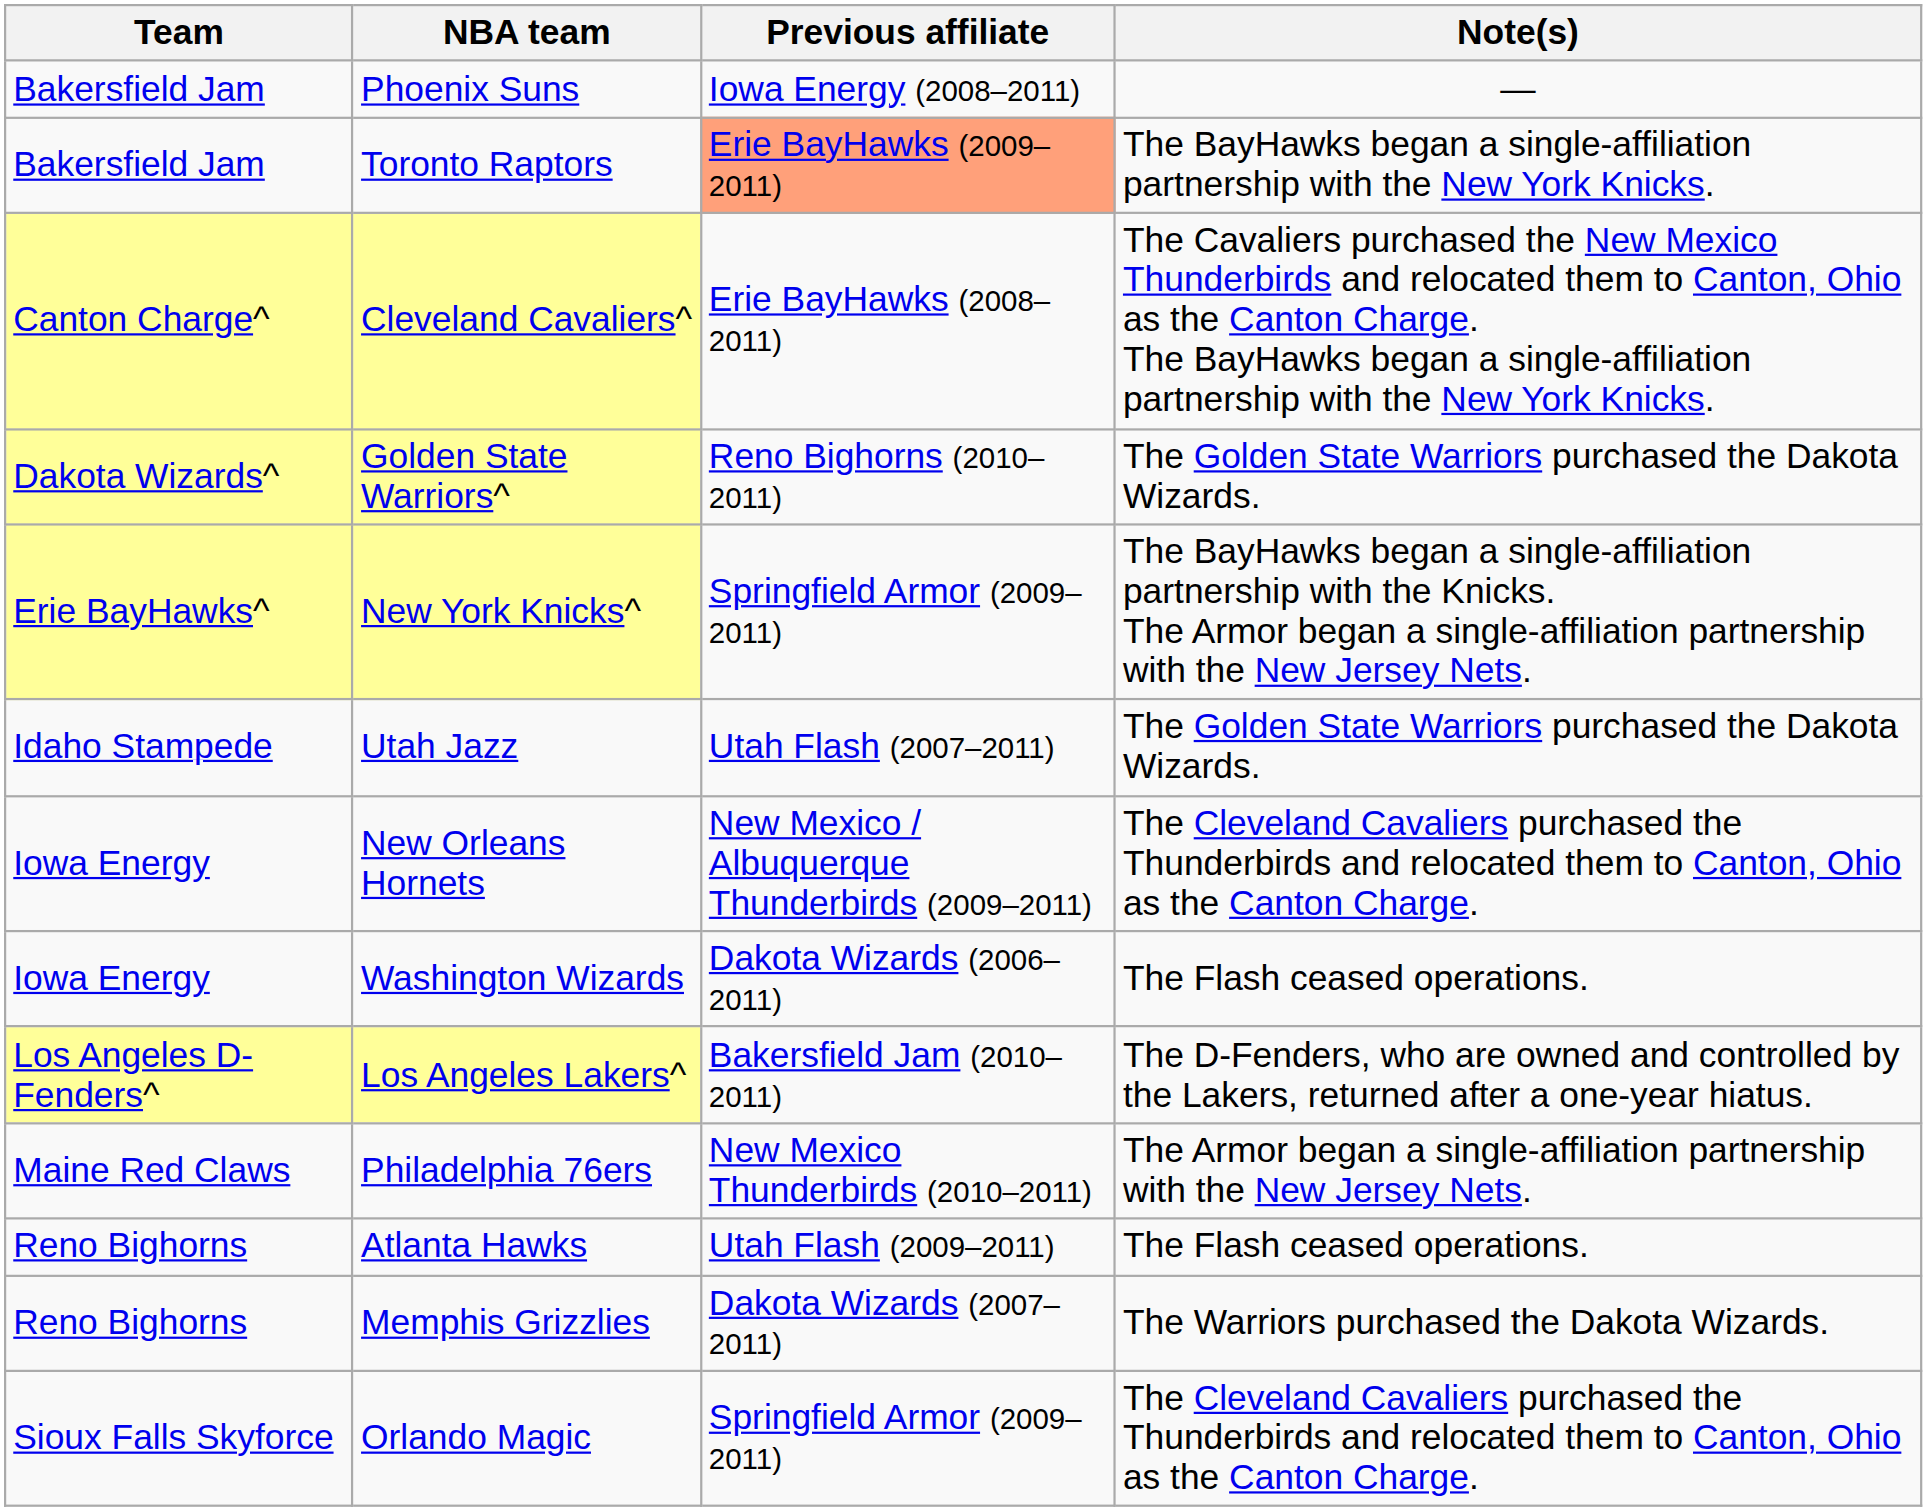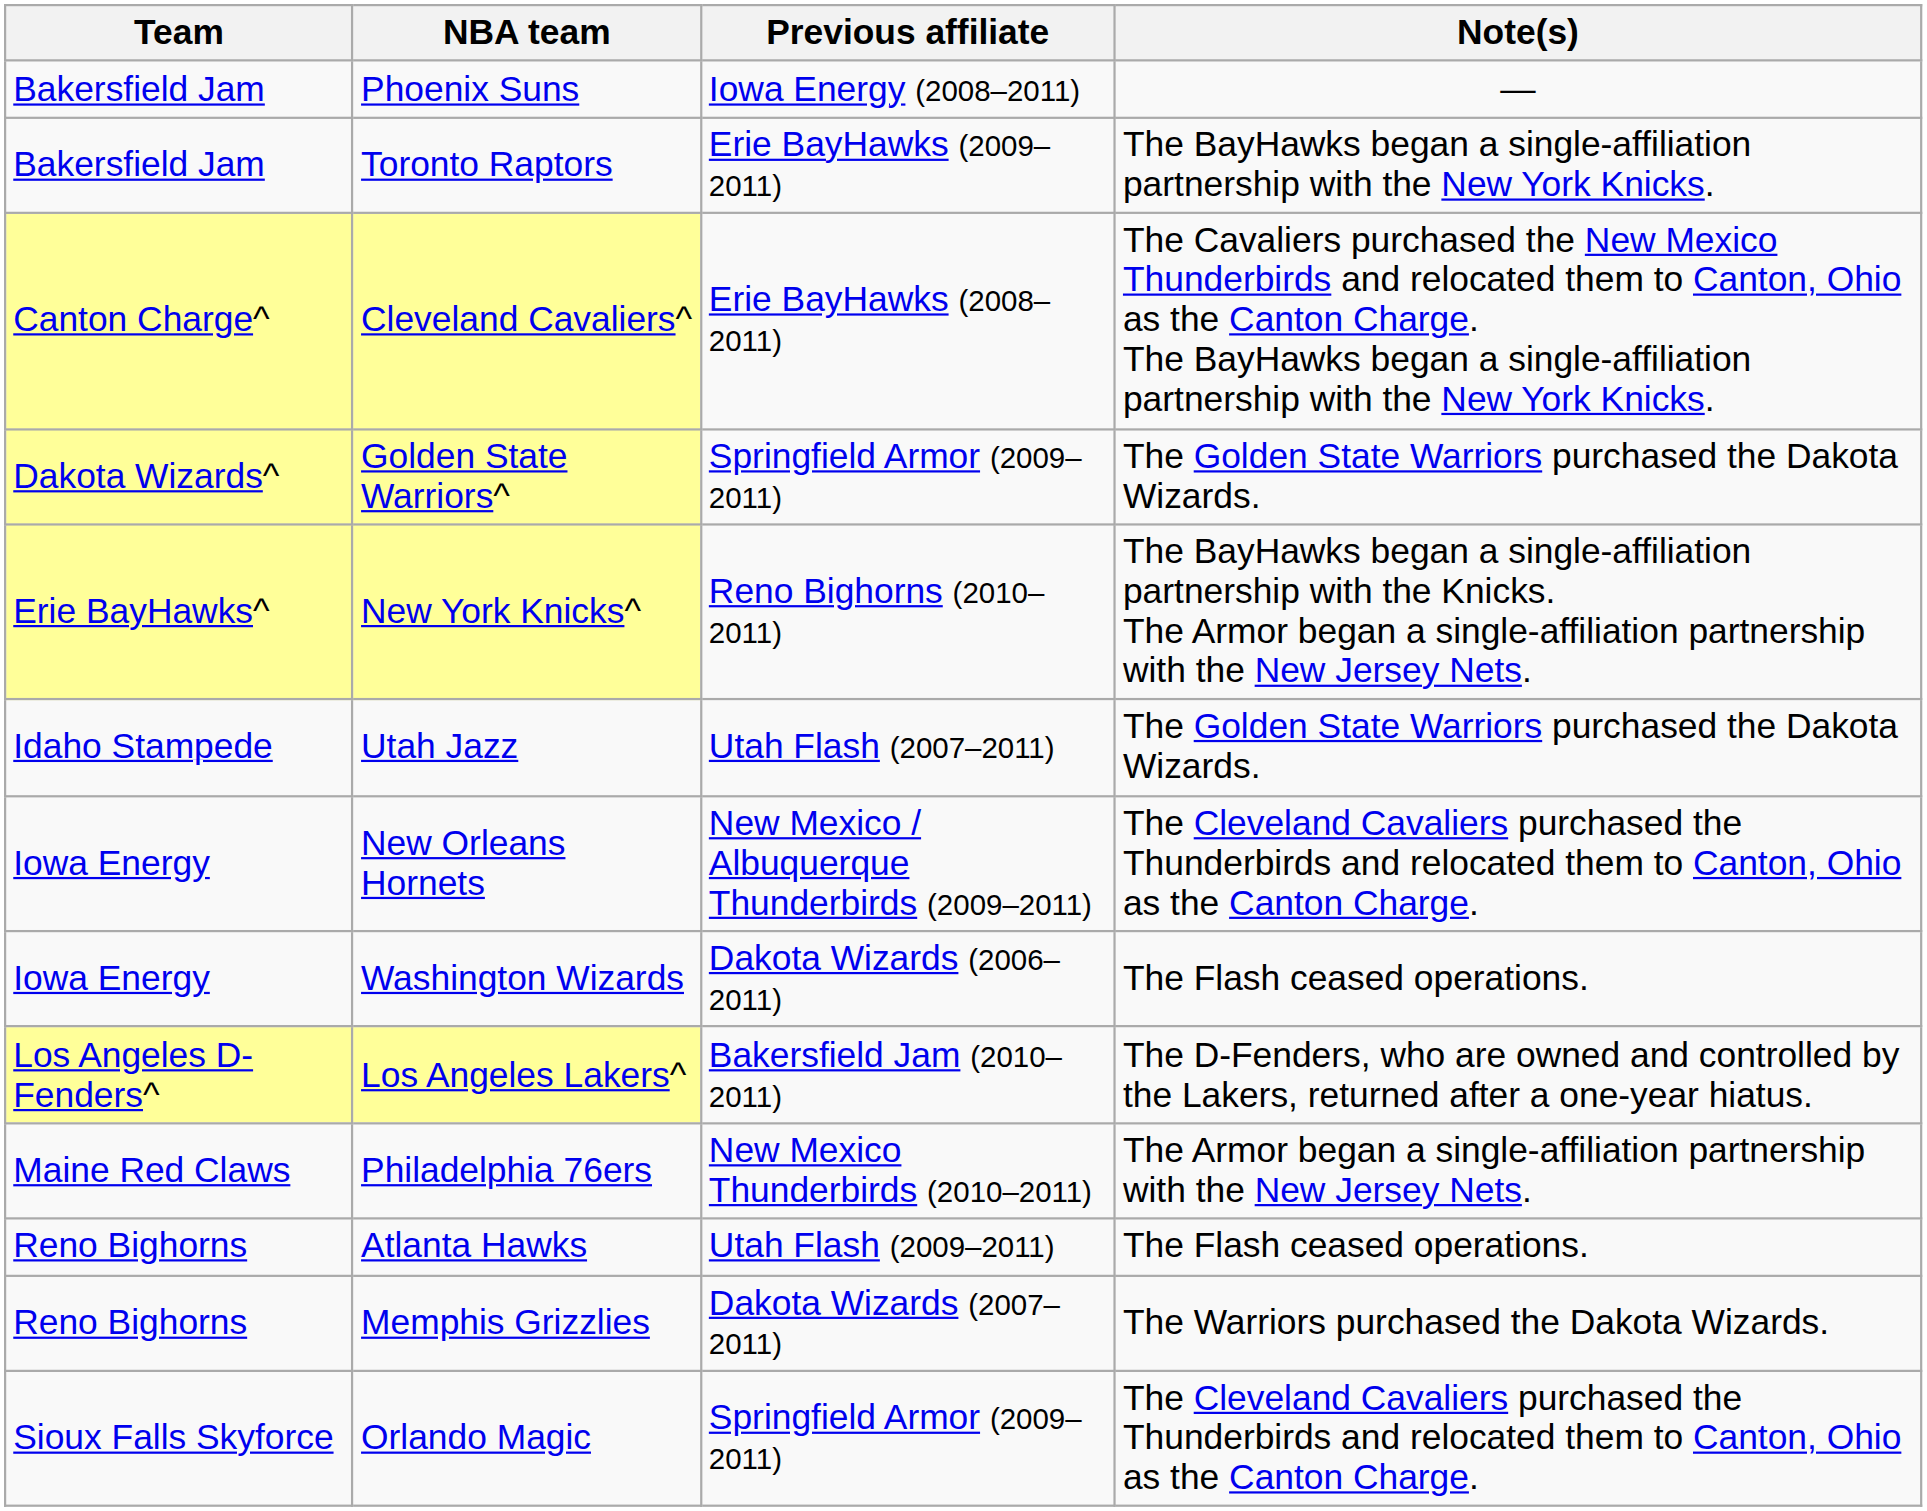(880, 164) lightsalmon background -> (880, 164) no background
(877, 475) Reno Bighorns (2010–2011) -> (895, 475) Springfield Armor (2009–2011)
(895, 611) Springfield Armor (2009–2011) -> (877, 611) Reno Bighorns (2010–2011)
